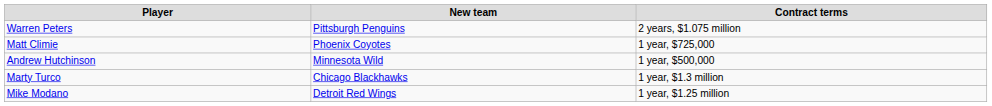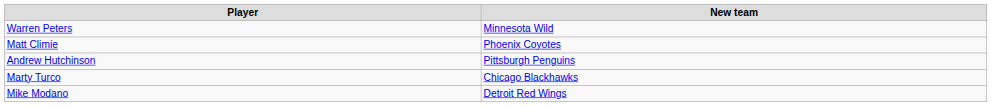- column: (811, 12)
(359, 28) Pittsburgh Penguins -> (519, 28) Minnesota Wild
(348, 61) Minnesota Wild -> (529, 61) Pittsburgh Penguins
